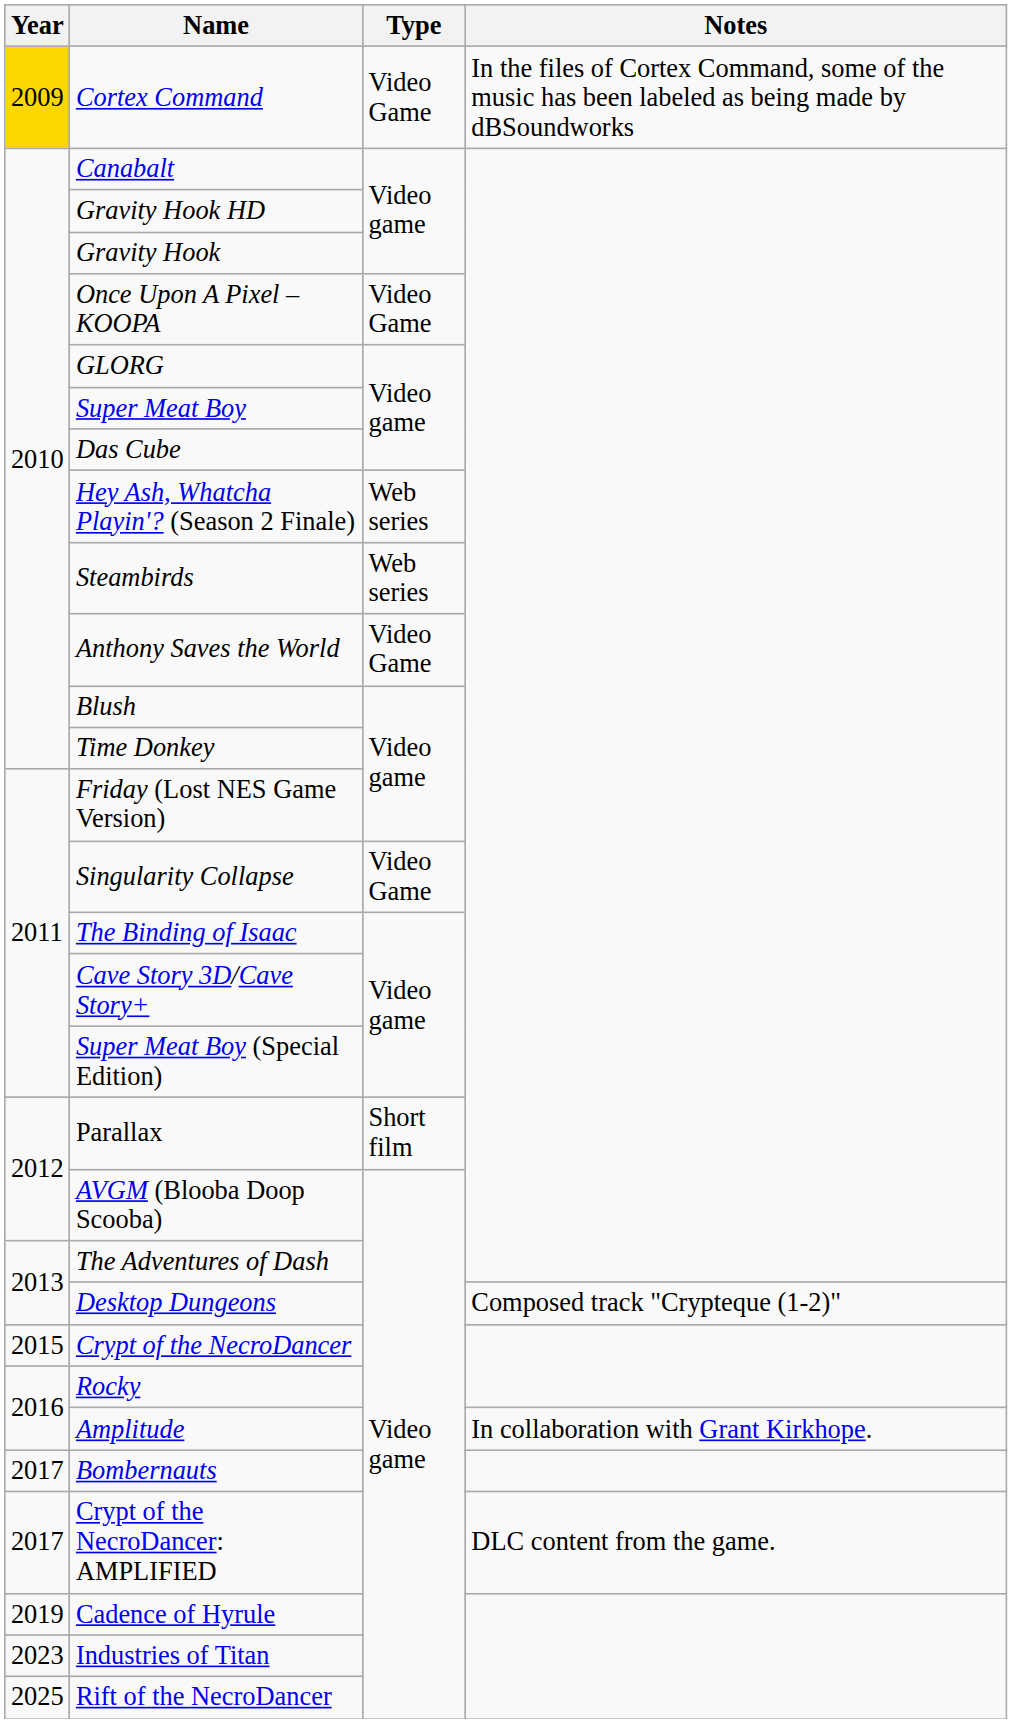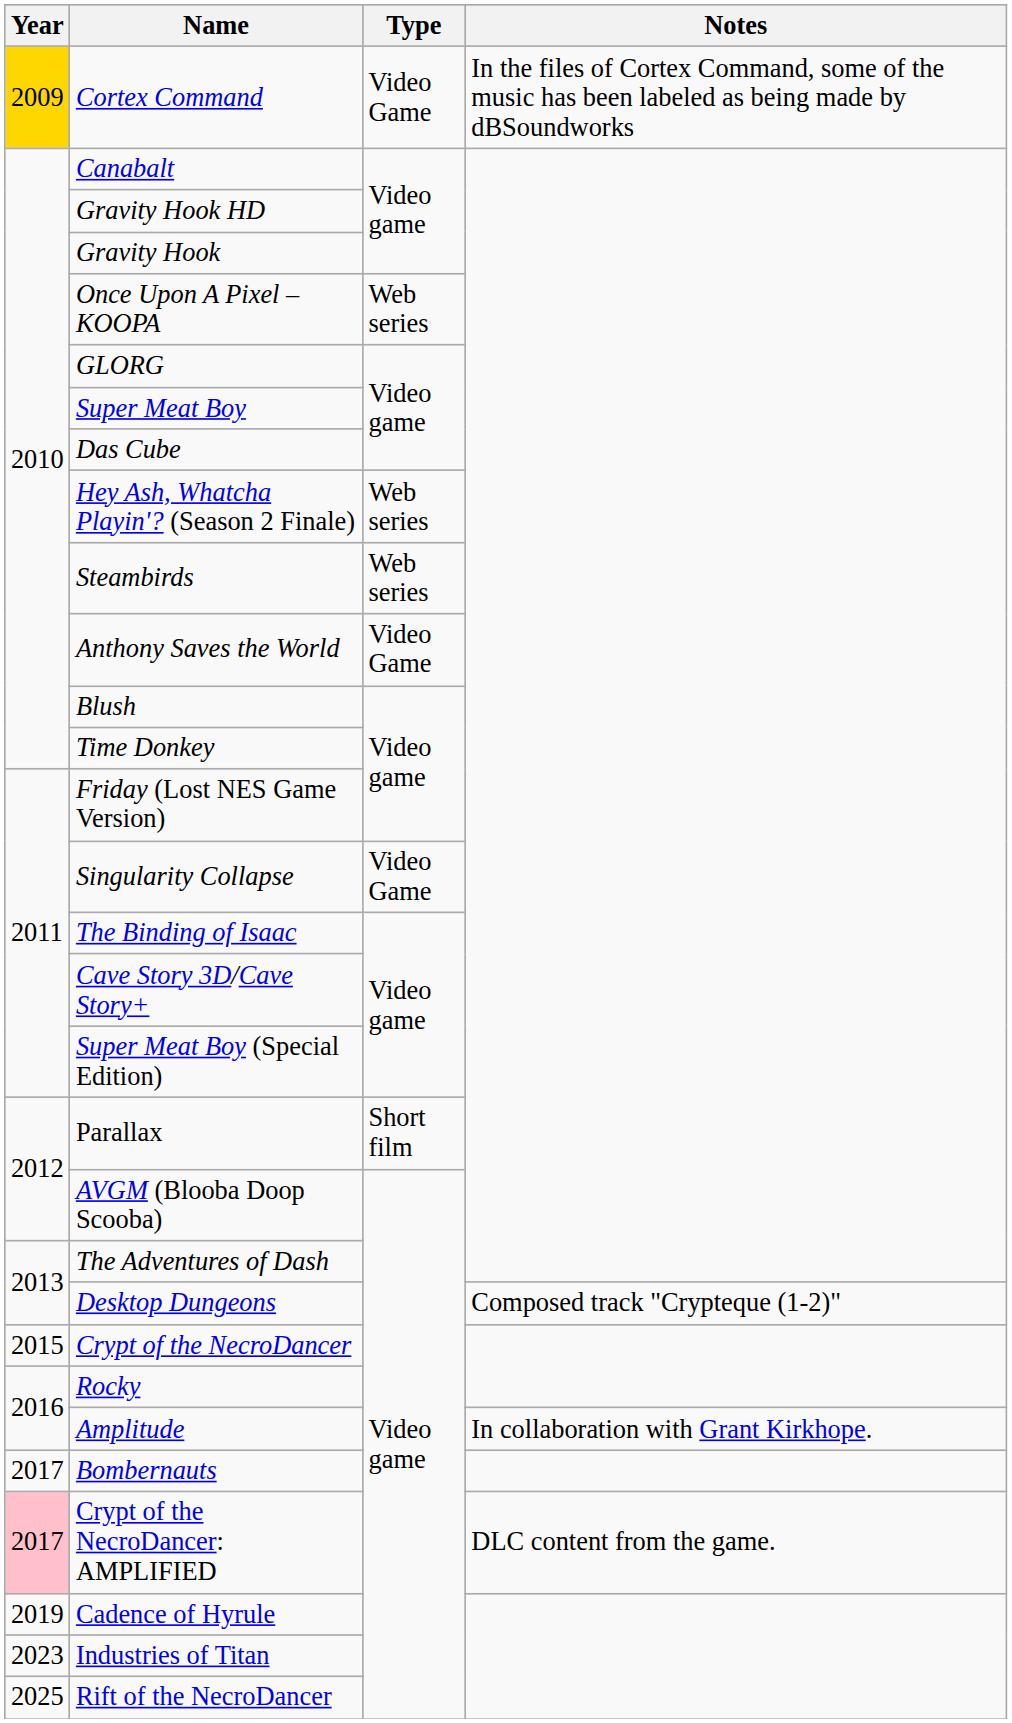(400, 309) Video Game -> (399, 309) Web series
(37, 1541) no background -> (37, 1541) pink background
